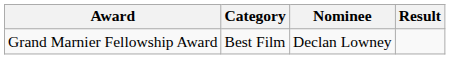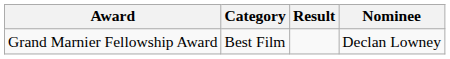columns swapped: (342, 16) <-> (420, 16)
